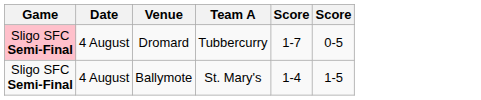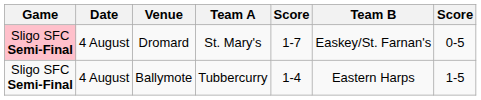+ column: (373, 14)
(233, 42) Tubbercurry -> (233, 42) St. Mary's
(233, 77) St. Mary's -> (233, 77) Tubbercurry
